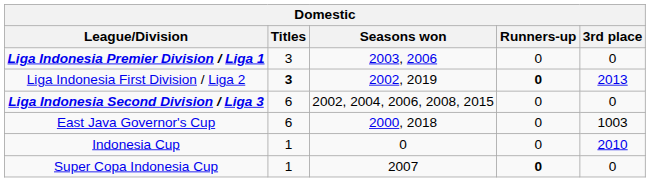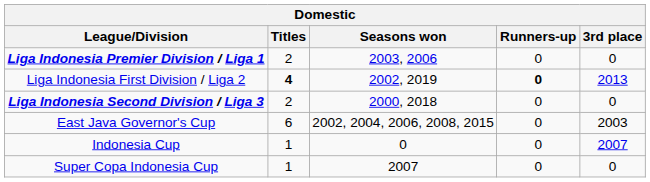(288, 58) 3 -> (288, 58) 2
(288, 79) 3 -> (288, 79) 4
(288, 101) 6 -> (288, 101) 2
(403, 101) 2002, 2004, 2006, 2008, 2015 -> (403, 101) 2000, 2018
(403, 123) 2000, 2018 -> (403, 123) 2002, 2004, 2006, 2008, 2015
(613, 123) 1003 -> (613, 123) 2003
(613, 144) 2010 -> (613, 144) 2007
(538, 166) bold -> (538, 166) normal
